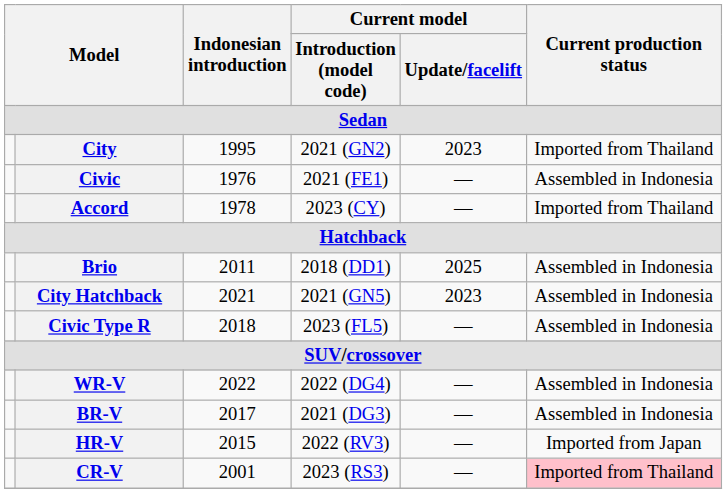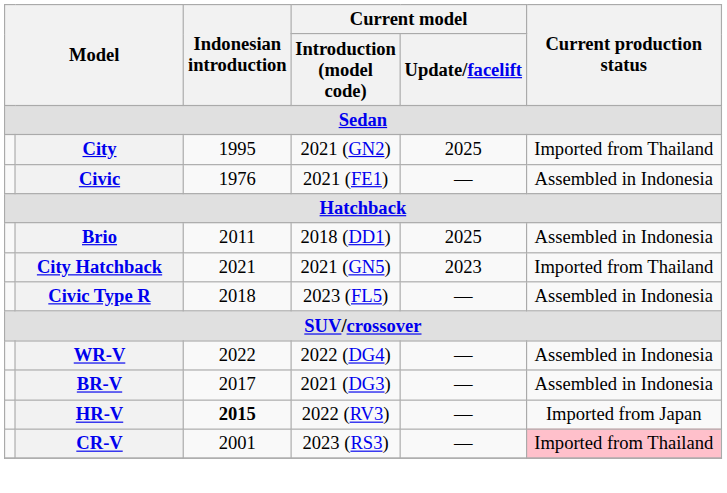(463, 149) 2023 -> (463, 149) 2025
- row: (100, 208)
(624, 296) Assembled in Indonesia -> (624, 267) Imported from Thailand
(237, 443) normal -> (237, 414) bold
